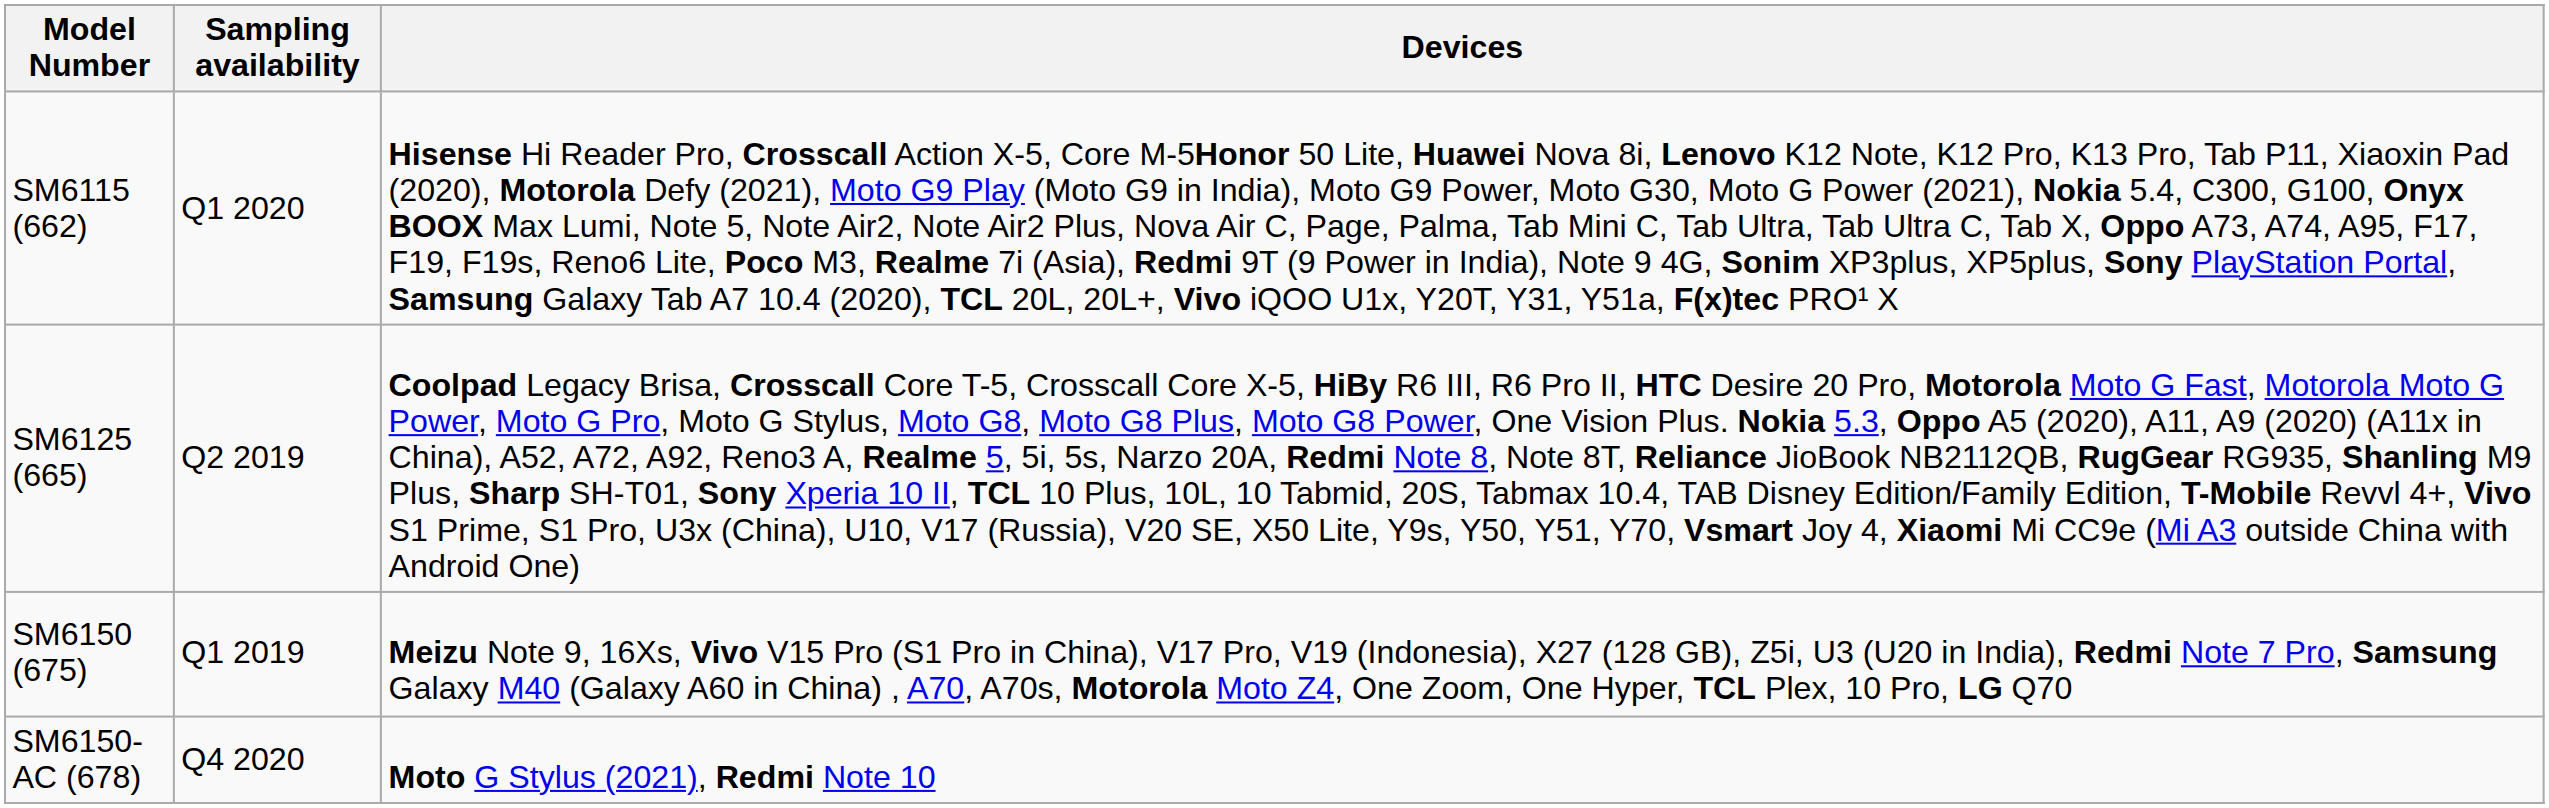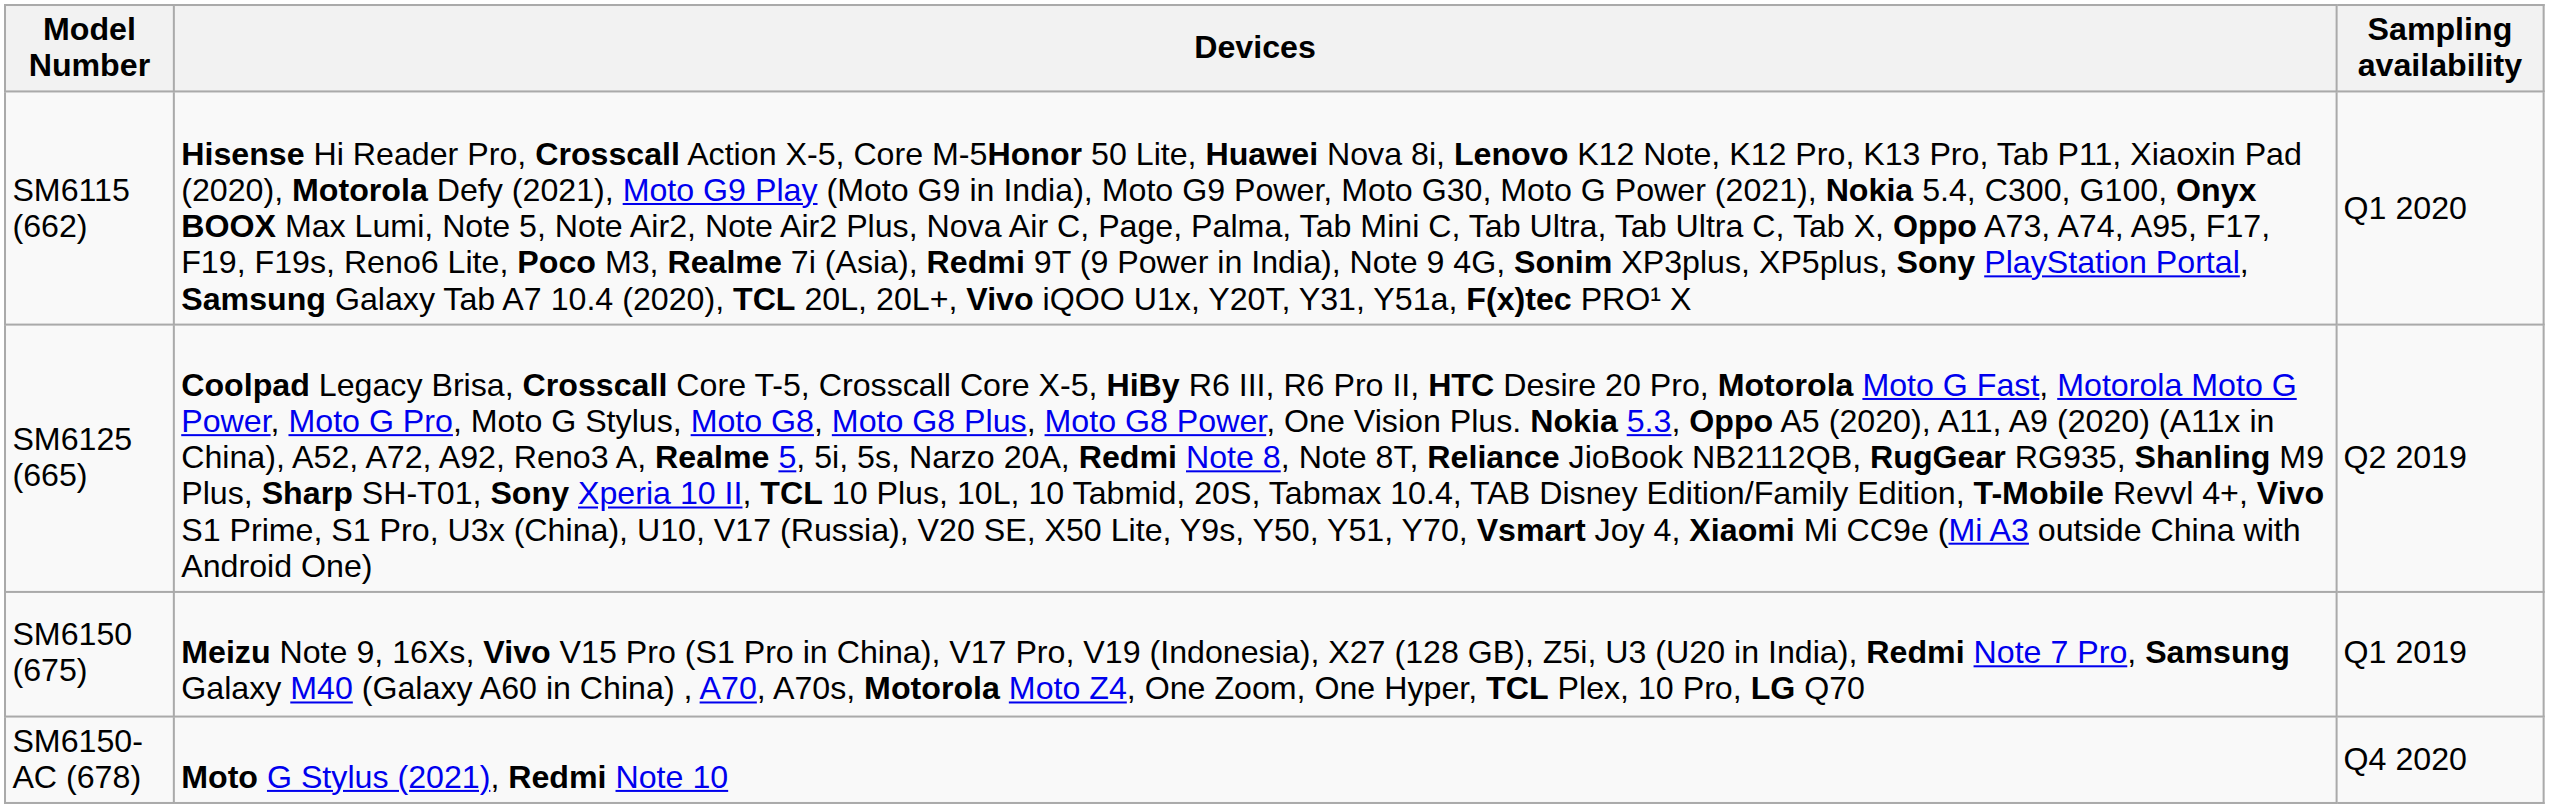columns swapped: (278, 48) <-> (1462, 48)
